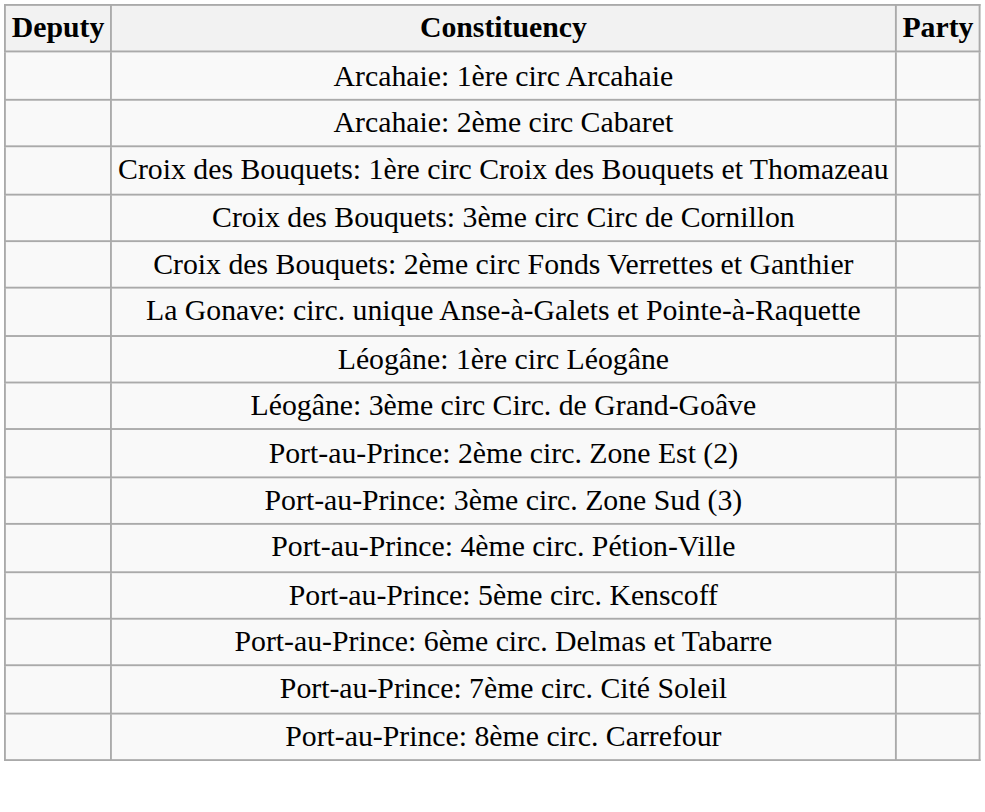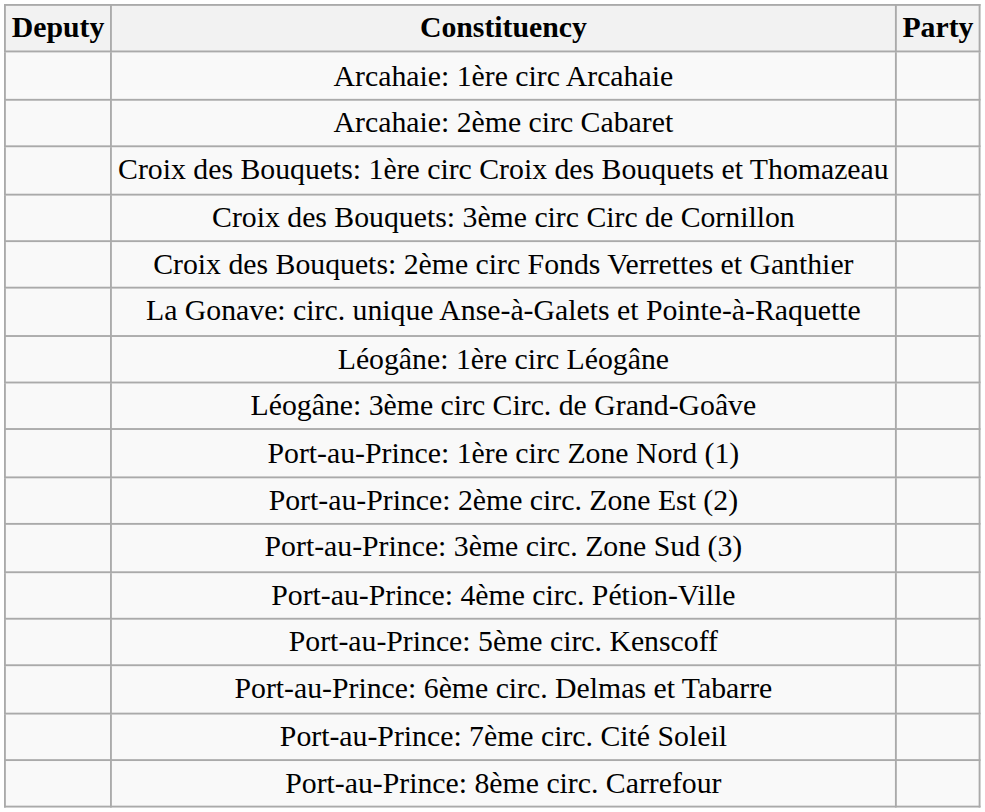+ row: (503, 452)
